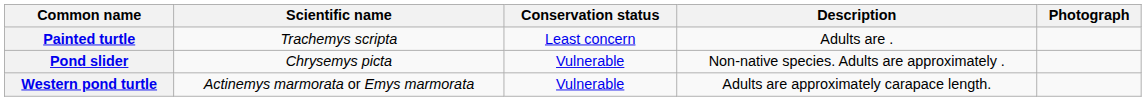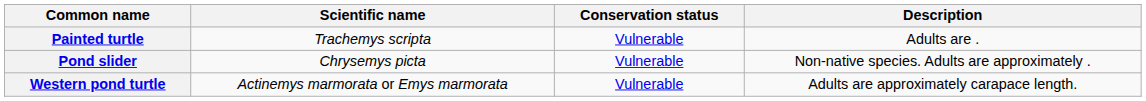- column: (1089, 15)
(590, 38) Least concern -> (649, 38) Vulnerable
